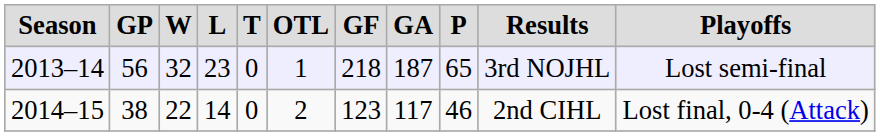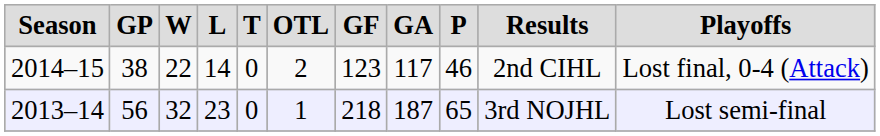rows swapped: (57, 67) <-> (57, 109)
